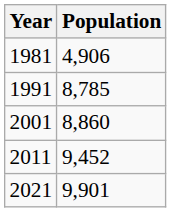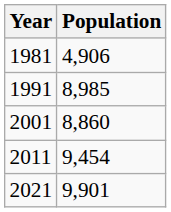(86, 88) 8,785 -> (86, 88) 8,985
(86, 156) 9,452 -> (86, 156) 9,454
